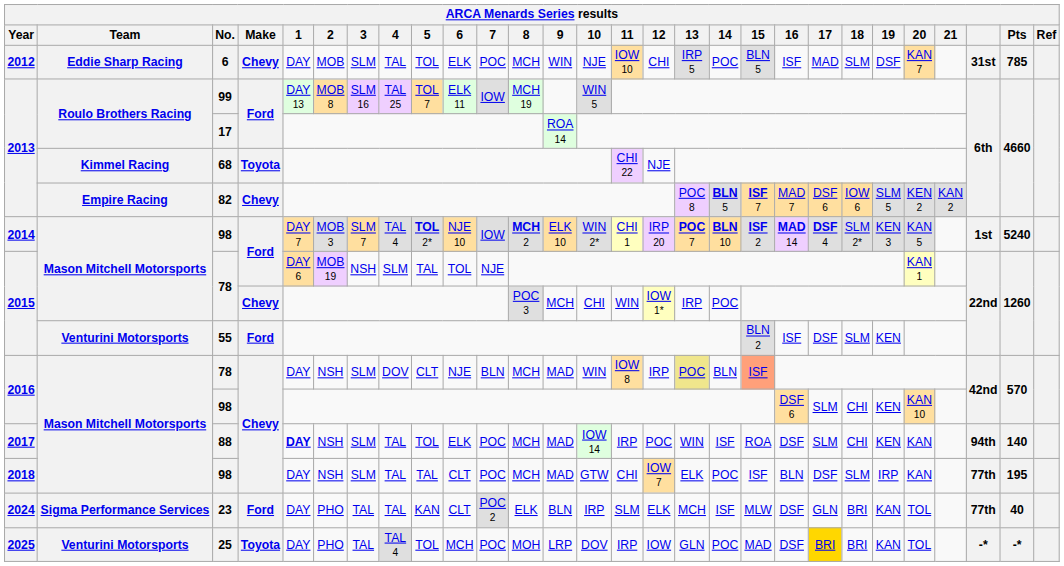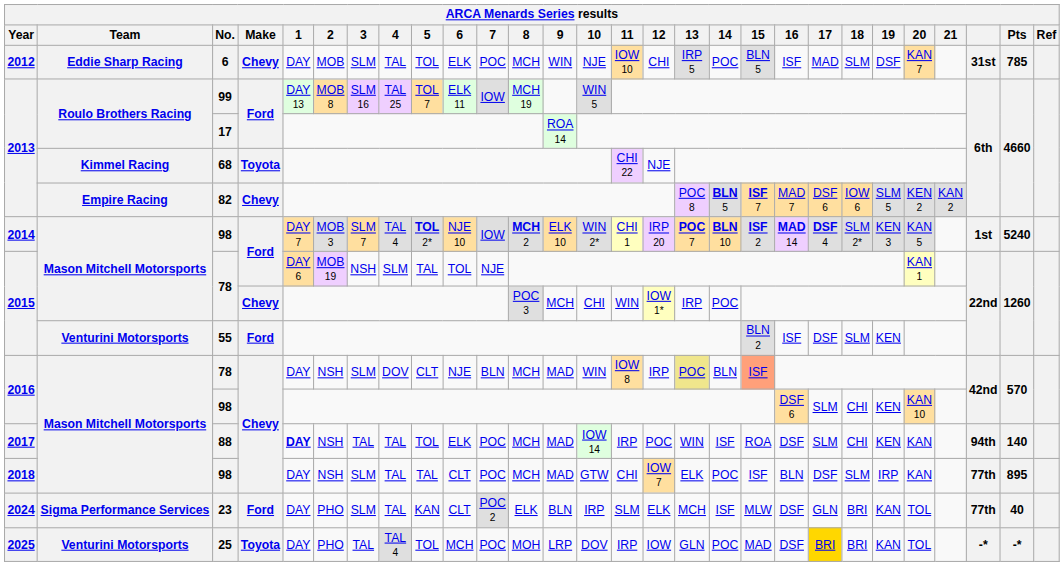(363, 441) SLM -> (363, 441) TAL
(1017, 476) 195 -> (1017, 476) 895
(363, 510) TAL -> (363, 510) SLM
